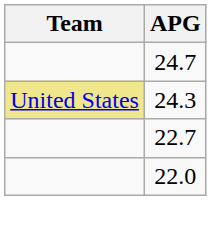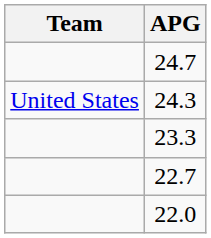(75, 99) khaki background -> (75, 99) no background
+ row: (175, 137)
